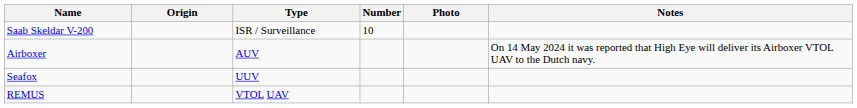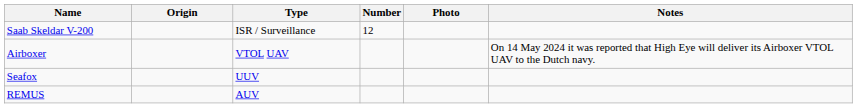(368, 30) 10 -> (368, 30) 12
(247, 53) AUV -> (262, 53) VTOL UAV
(262, 94) VTOL UAV -> (247, 94) AUV
